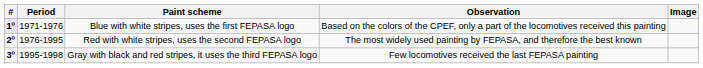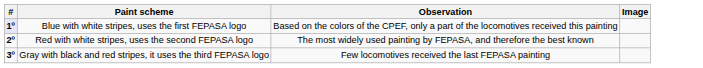- column: (41, 12)
